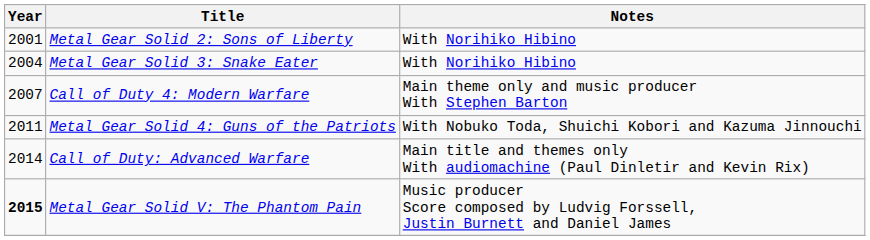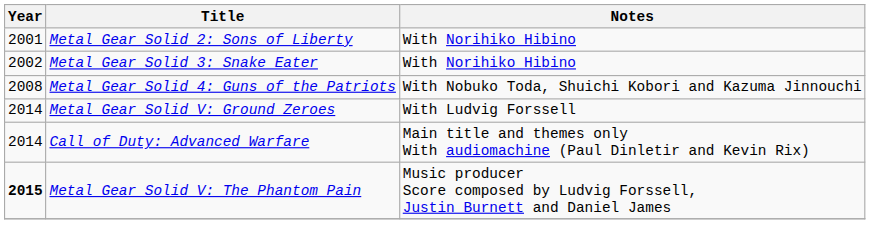(25, 63) 2004 -> (25, 63) 2002
- row: (179, 95)
(25, 127) 2011 -> (25, 87) 2008
+ row: (192, 110)
